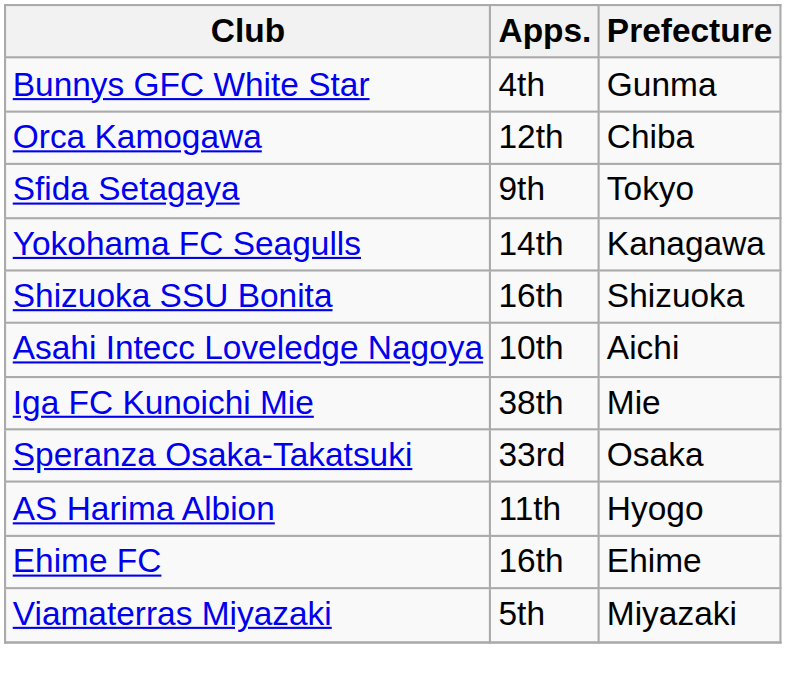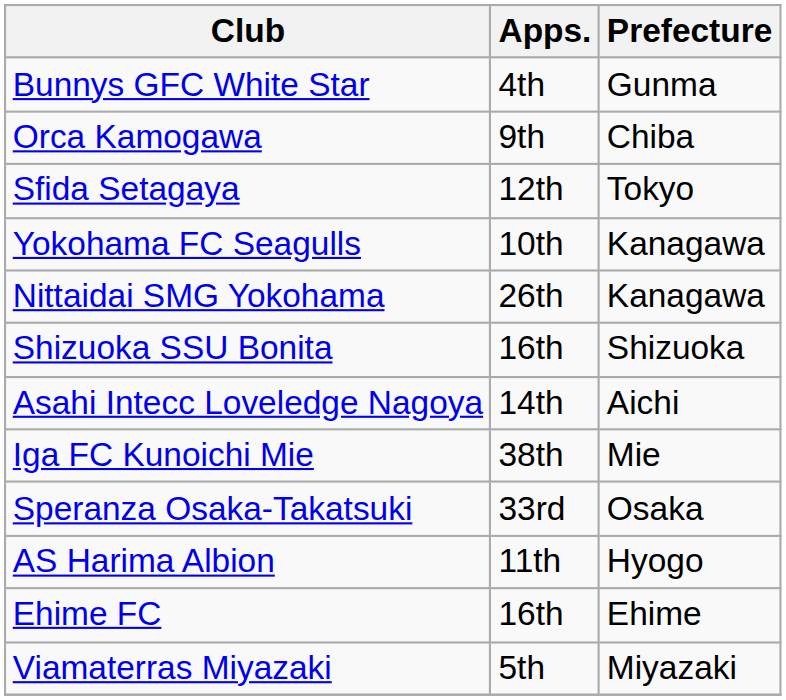(531, 137) 12th -> (522, 137) 9th
(522, 190) 9th -> (531, 190) 12th
(531, 243) 14th -> (531, 243) 10th
+ row: (199, 296)
(531, 349) 10th -> (531, 402) 14th
